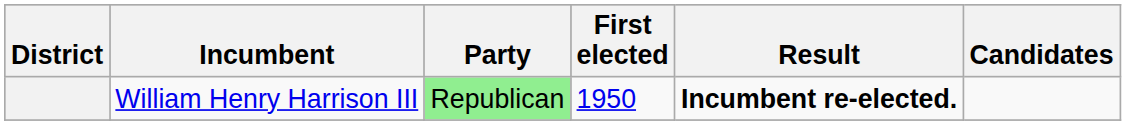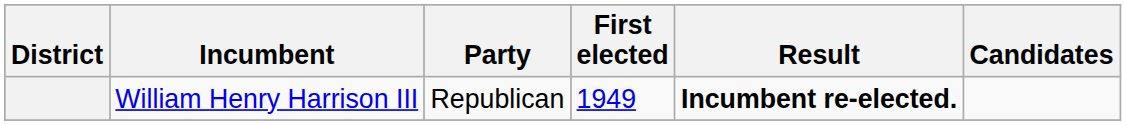(497, 98) lightgreen background -> (497, 98) no background
(606, 98) 1950 -> (606, 98) 1949
